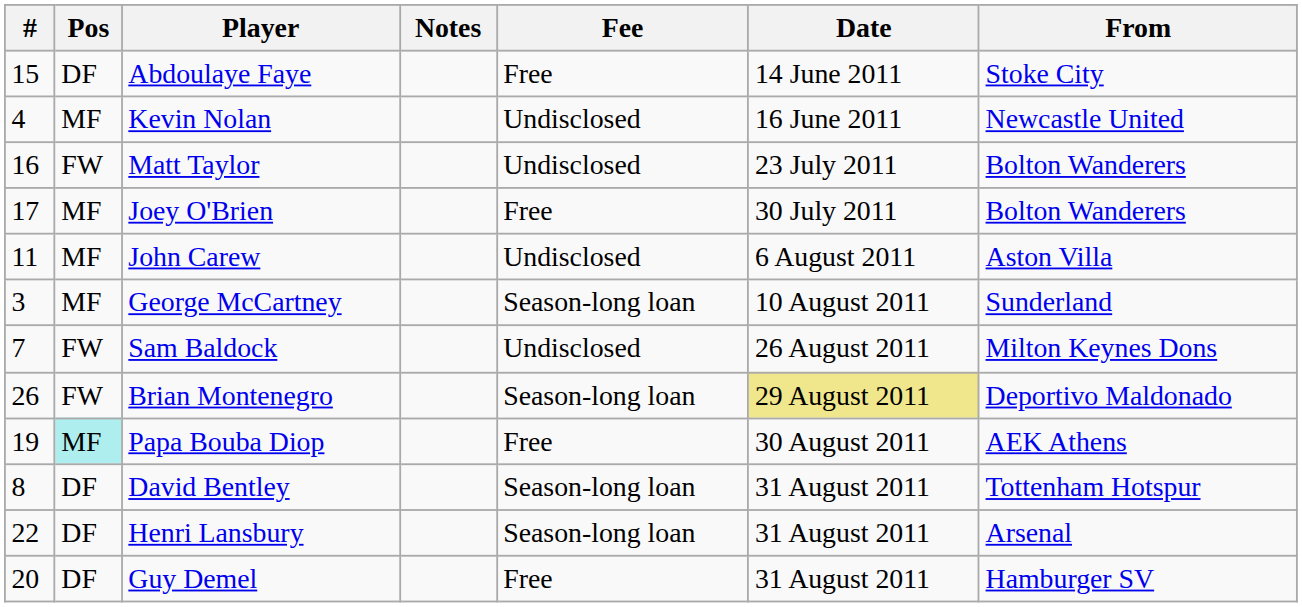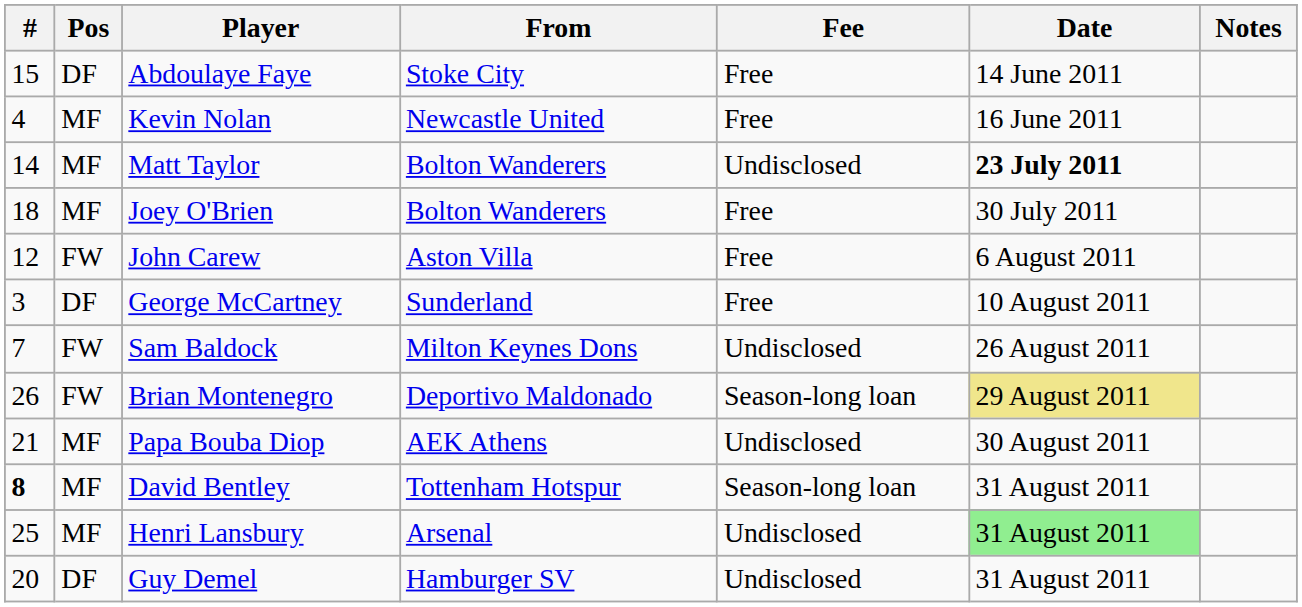columns swapped: (1138, 27) <-> (448, 27)
(572, 119) Undisclosed -> (749, 119) Free
(25, 165) 16 -> (25, 165) 14
(82, 165) FW -> (81, 165) MF
(826, 165) normal -> (1049, 165) bold
(25, 211) 17 -> (25, 211) 18
(25, 256) 11 -> (25, 256) 12
(81, 256) MF -> (82, 256) FW
(572, 256) Undisclosed -> (749, 256) Free
(81, 302) MF -> (79, 302) DF
(599, 302) Season-long loan -> (749, 302) Free
(25, 440) 19 -> (25, 440) 21
(81, 440) paleturquoise background -> (81, 440) no background
(528, 440) Free -> (793, 440) Undisclosed
(18, 486) normal -> (18, 486) bold
(79, 486) DF -> (81, 486) MF
(25, 532) 22 -> (25, 532) 25
(79, 532) DF -> (81, 532) MF
(599, 532) Season-long loan -> (793, 532) Undisclosed
(842, 532) no background -> (1063, 532) lightgreen background
(528, 577) Free -> (793, 577) Undisclosed
